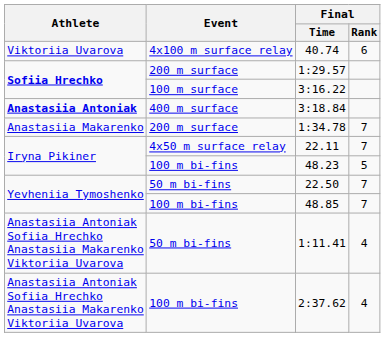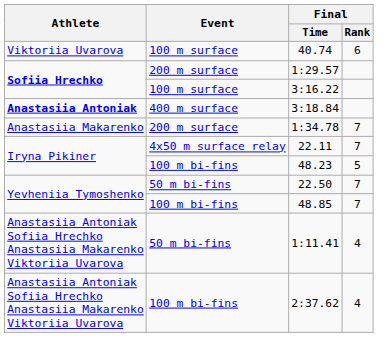(221, 51) 4x100 m surface relay -> (194, 51) 100 m surface
